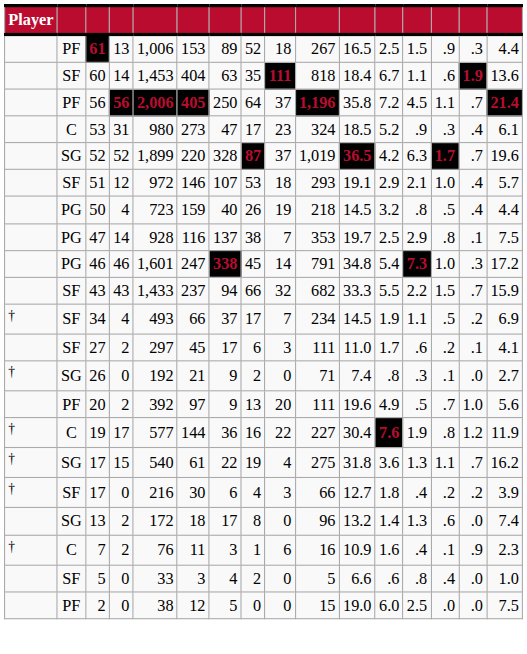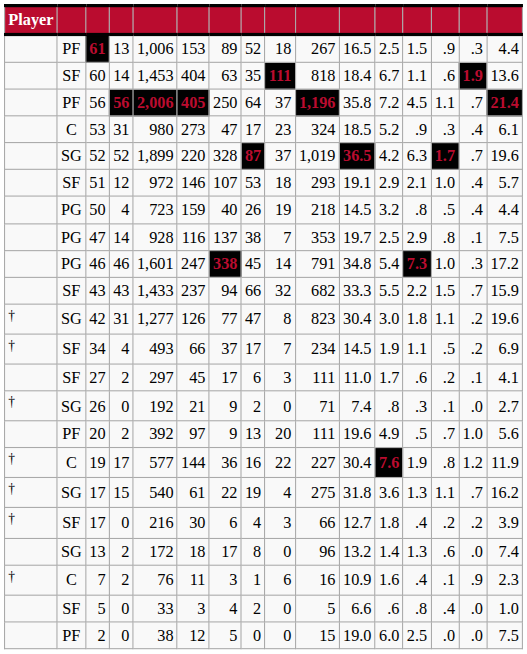+ row: (97, 319)
